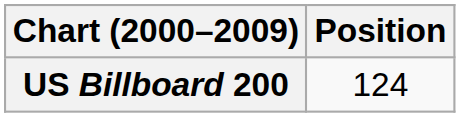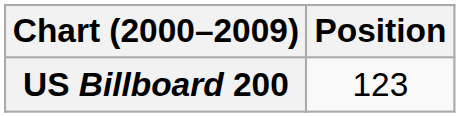(380, 84) 124 -> (380, 84) 123
